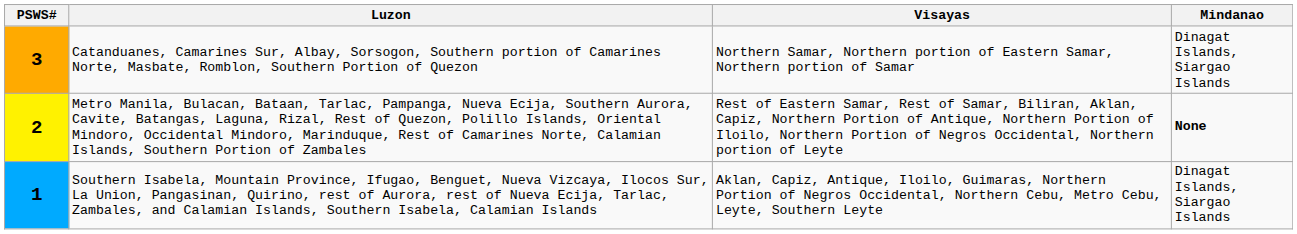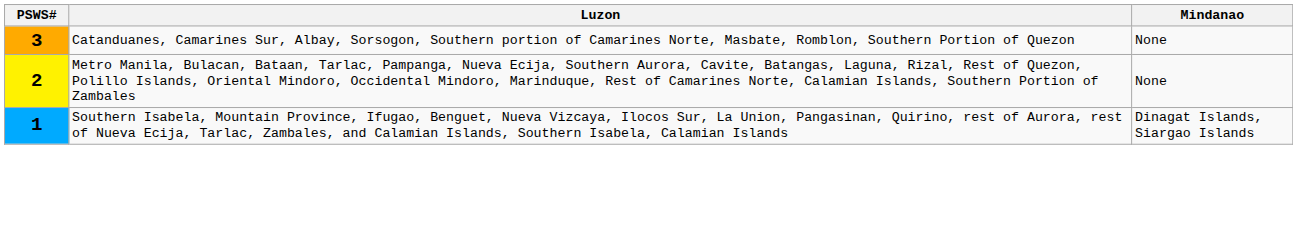- column: (942, 15)
(1207, 60) Dinagat Islands, Siargao Islands -> (1151, 40) None
(1191, 127) bold -> (1151, 81) normal
